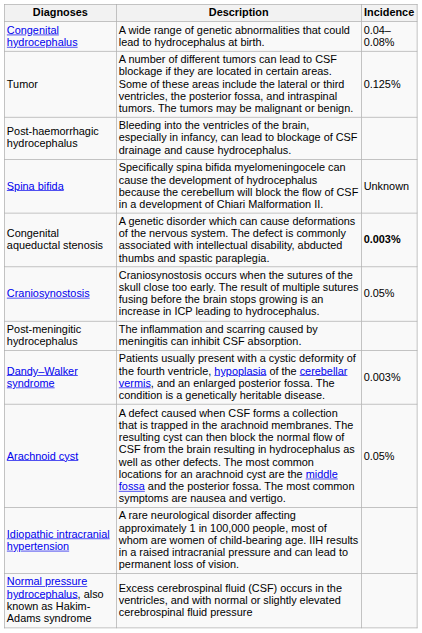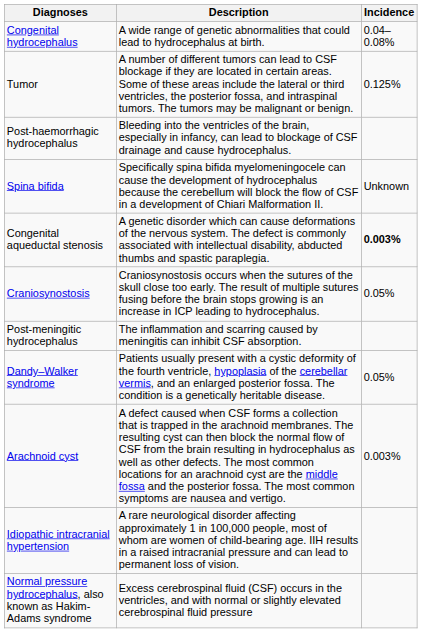(382, 377) 0.003% -> (379, 377) 0.05%
(379, 456) 0.05% -> (382, 456) 0.003%
